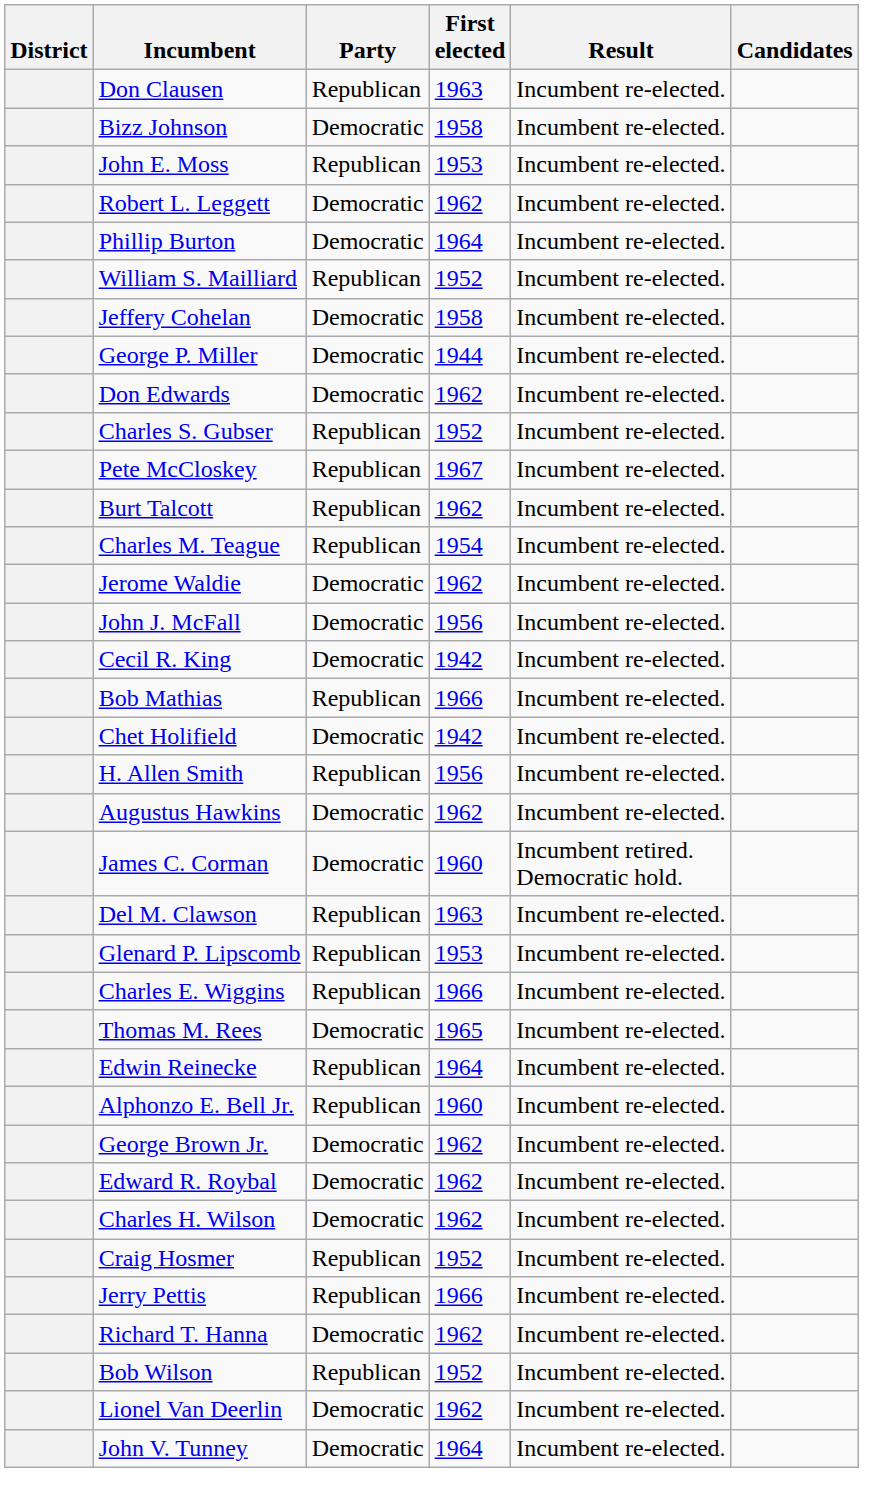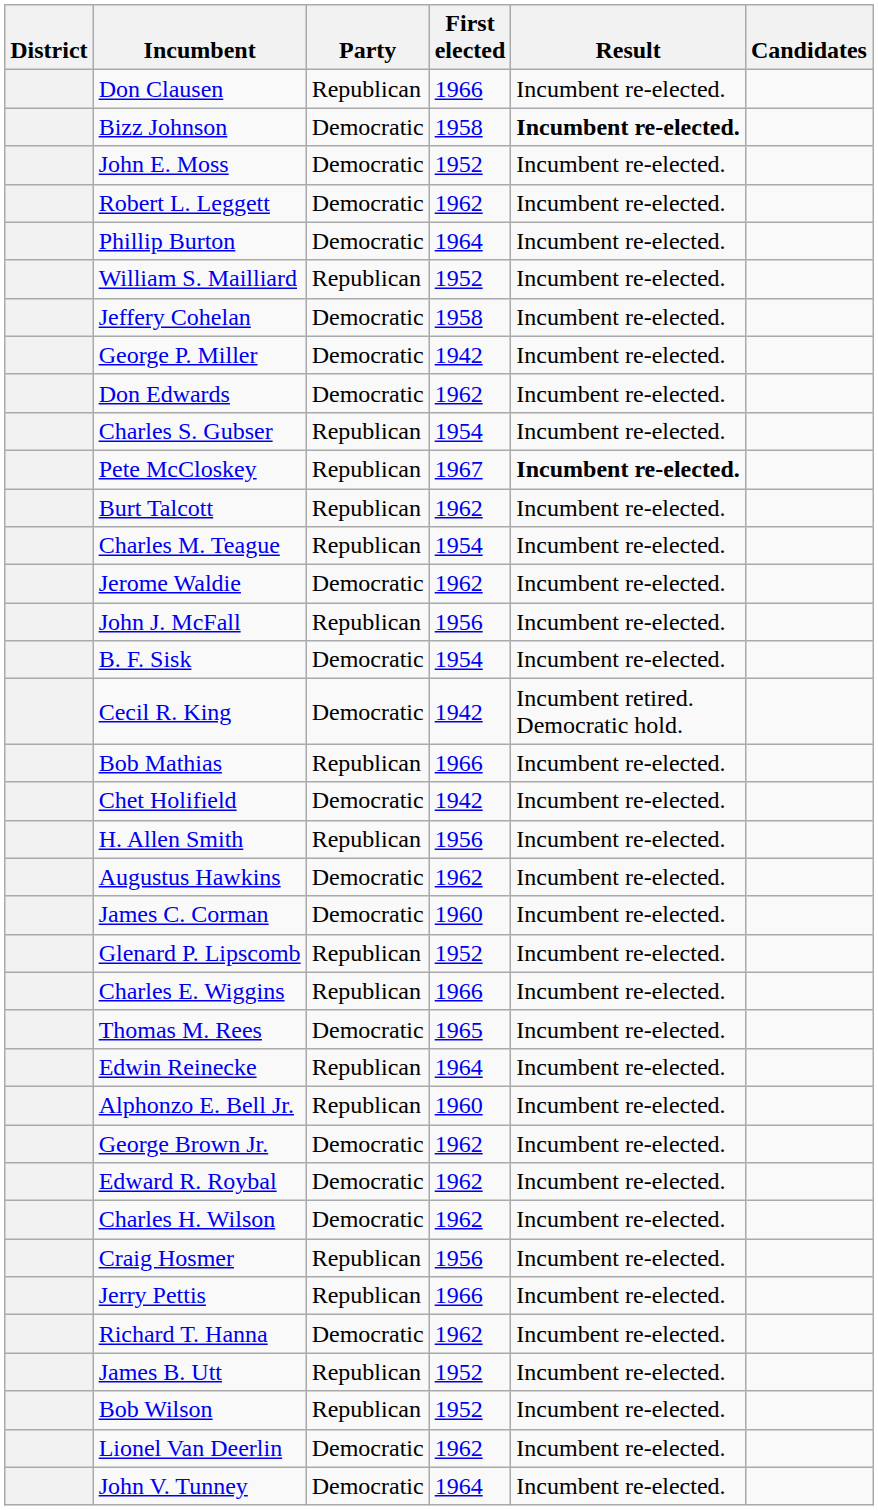(459, 88) 1963 -> (459, 88) 1966
(621, 126) normal -> (628, 126) bold
(366, 164) Republican -> (368, 164) Democratic
(459, 164) 1953 -> (459, 164) 1952
(459, 355) 1944 -> (459, 355) 1942
(459, 431) 1952 -> (459, 431) 1954
(621, 469) normal -> (628, 469) bold
(368, 621) Democratic -> (366, 621) Republican
+ row: (145, 659)
(621, 659) Incumbent re-elected. -> (605, 711) Incumbent retired. Democratic hold.
(605, 863) Incumbent retired. Democratic hold. -> (621, 914) Incumbent re-elected.
- row: (178, 914)
(459, 952) 1953 -> (459, 952) 1952
(459, 1257) 1952 -> (459, 1257) 1956
+ row: (160, 1371)
